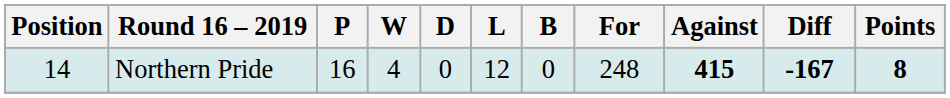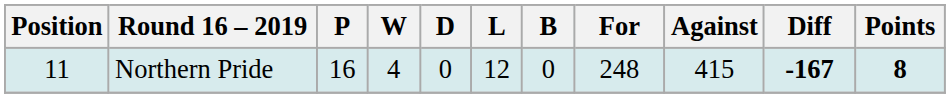(57, 69) 14 -> (57, 69) 11
(714, 69) bold -> (714, 69) normal
